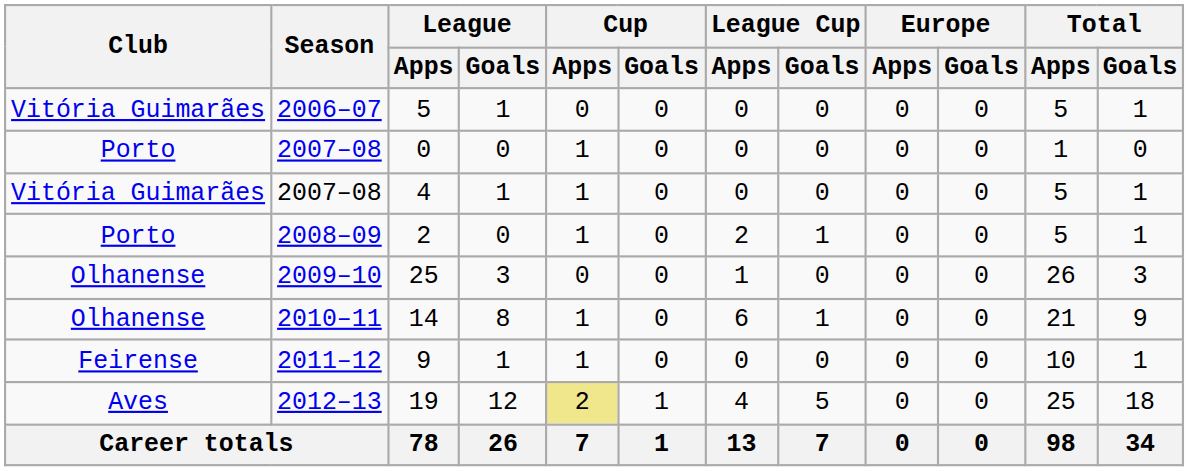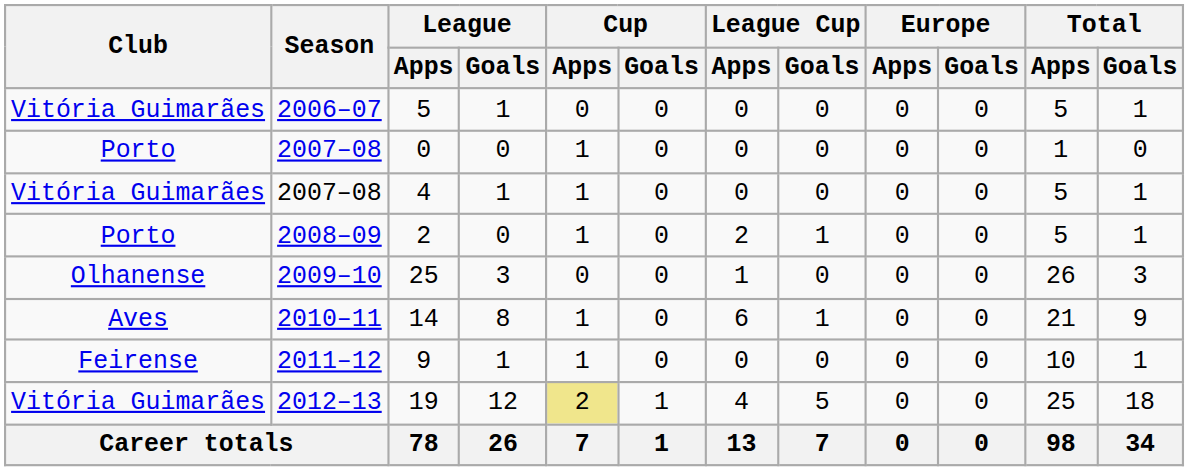(138, 319) Olhanense -> (138, 319) Aves
(138, 402) Aves -> (138, 402) Vitória Guimarães
